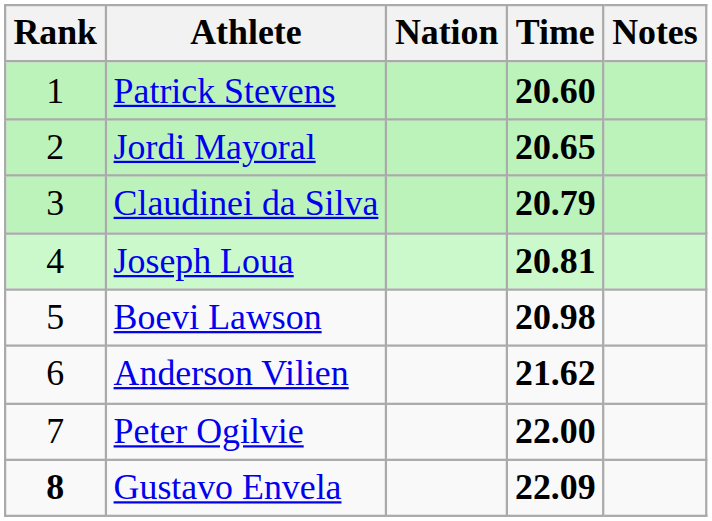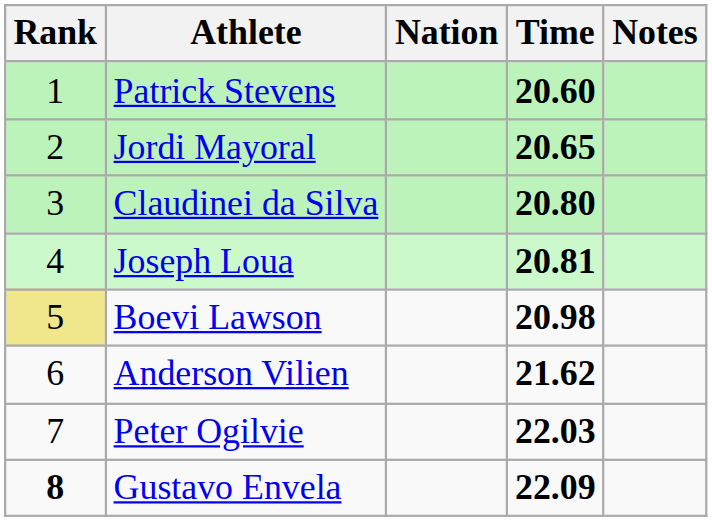(555, 203) 20.79 -> (555, 203) 20.80
(55, 317) no background -> (55, 317) khaki background
(555, 430) 22.00 -> (555, 430) 22.03
